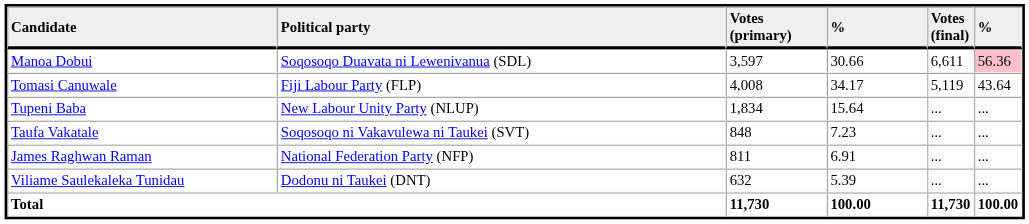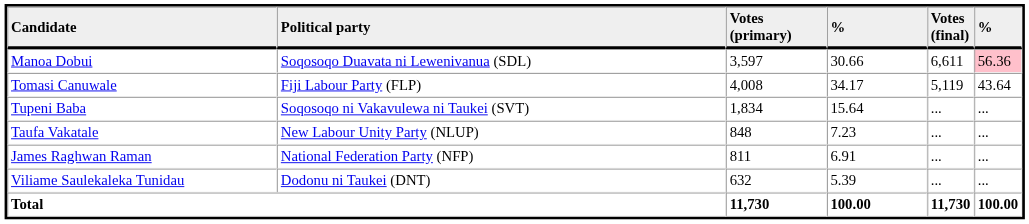(380, 108) New Labour Unity Party (NLUP) -> (405, 108) Soqosoqo ni Vakavulewa ni Taukei (SVT)
(405, 132) Soqosoqo ni Vakavulewa ni Taukei (SVT) -> (380, 132) New Labour Unity Party (NLUP)
